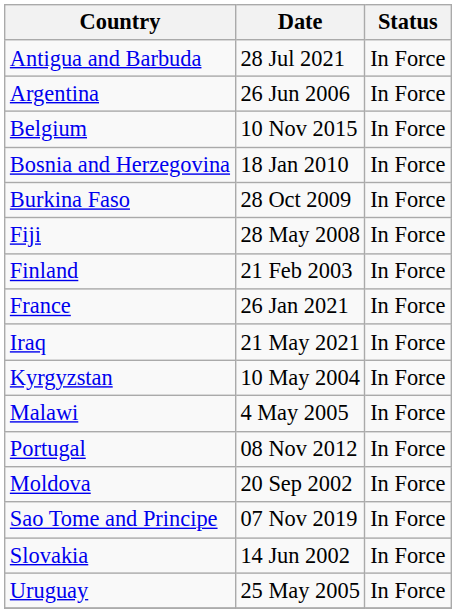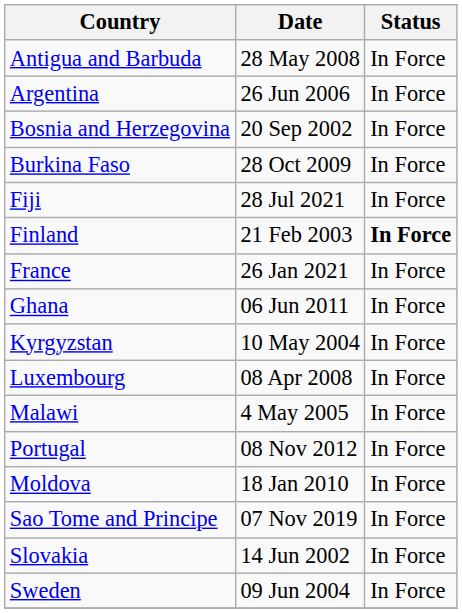(293, 57) 28 Jul 2021 -> (300, 57) 28 May 2008
- row: (48, 128)
(295, 164) 18 Jan 2010 -> (296, 128) 20 Sep 2002
(300, 235) 28 May 2008 -> (293, 199) 28 Jul 2021
(408, 270) normal -> (411, 235) bold
+ row: (39, 306)
- row: (28, 341)
+ row: (68, 377)
(296, 484) 20 Sep 2002 -> (295, 484) 18 Jan 2010
+ row: (45, 590)
- row: (49, 590)
